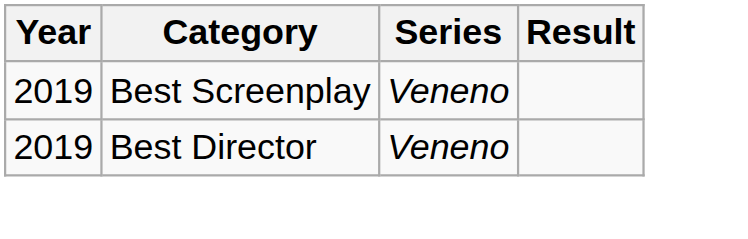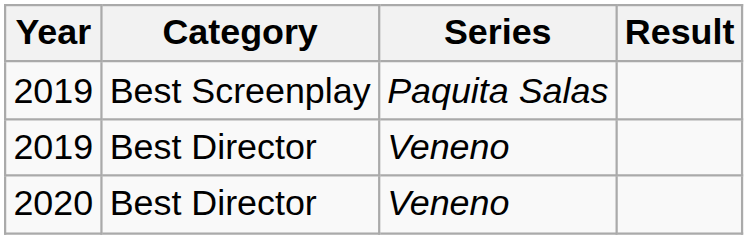(448, 89) Veneno -> (498, 89) Paquita Salas
+ row: (53, 203)
